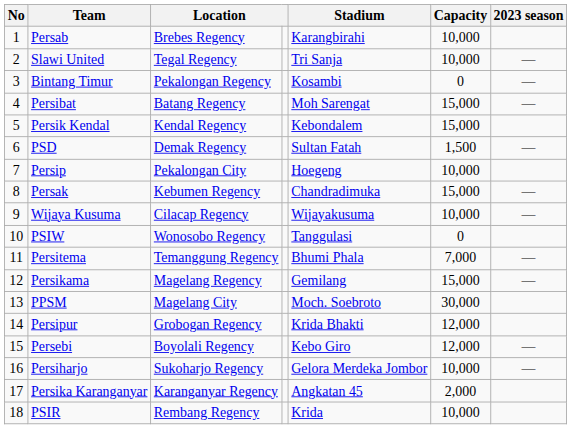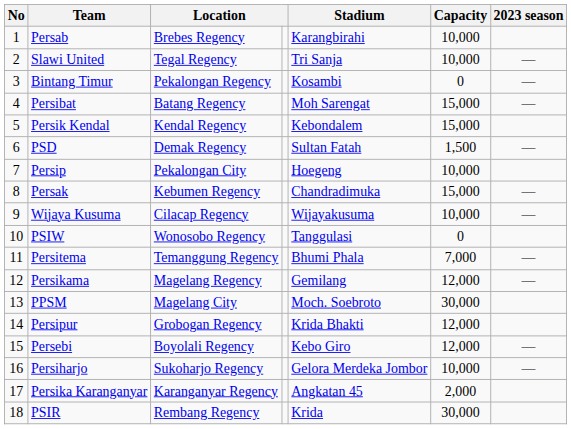(460, 280) 15,000 -> (460, 280) 12,000
(460, 412) 10,000 -> (460, 412) 30,000
